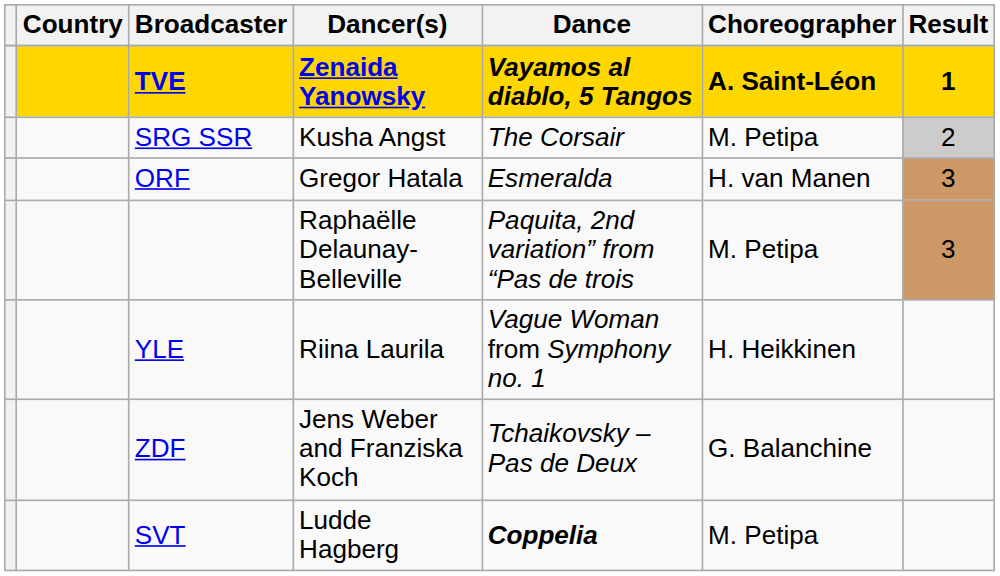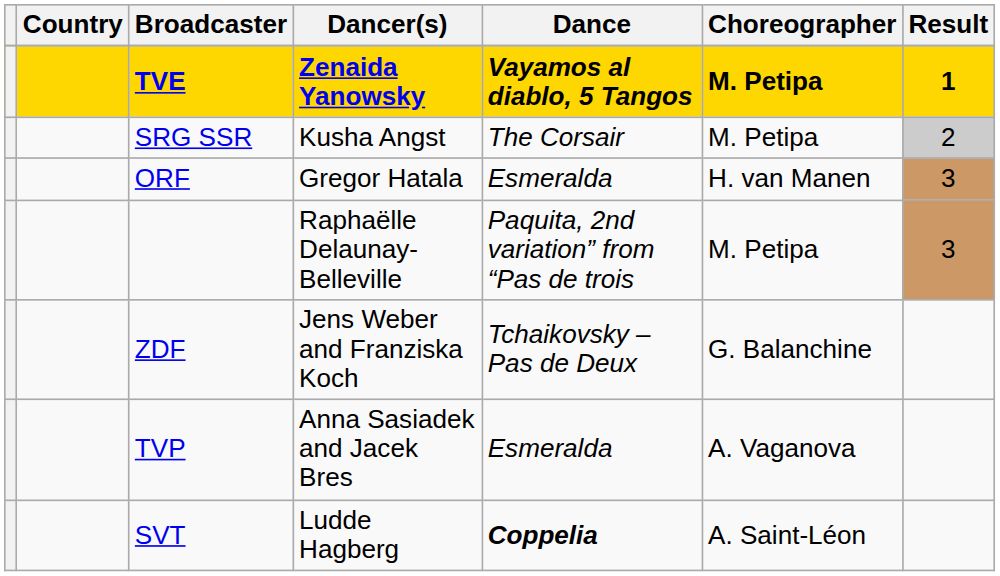(792, 81) A. Saint-Léon -> (765, 81) M. Petipa
- row: (159, 349)
+ row: (160, 449)
(763, 534) M. Petipa -> (787, 534) A. Saint-Léon
